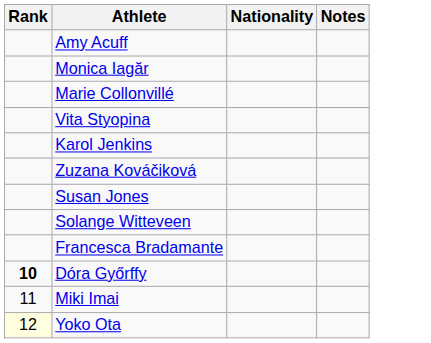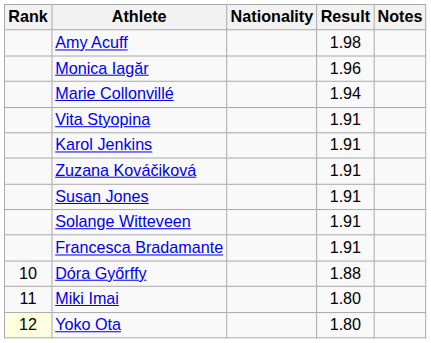+ column: (345, 17)
(28, 273) bold -> (28, 273) normal
